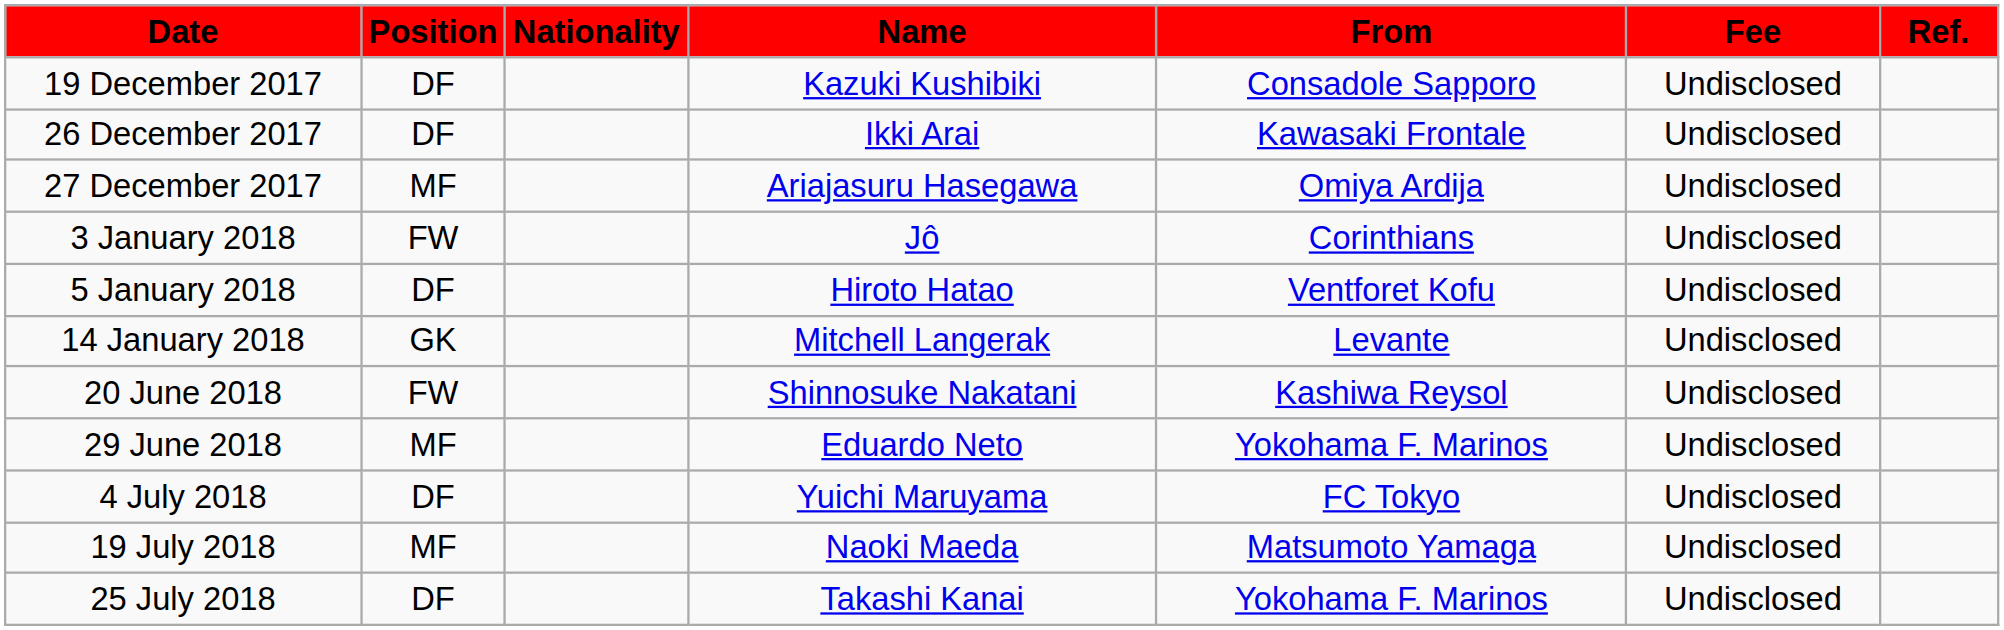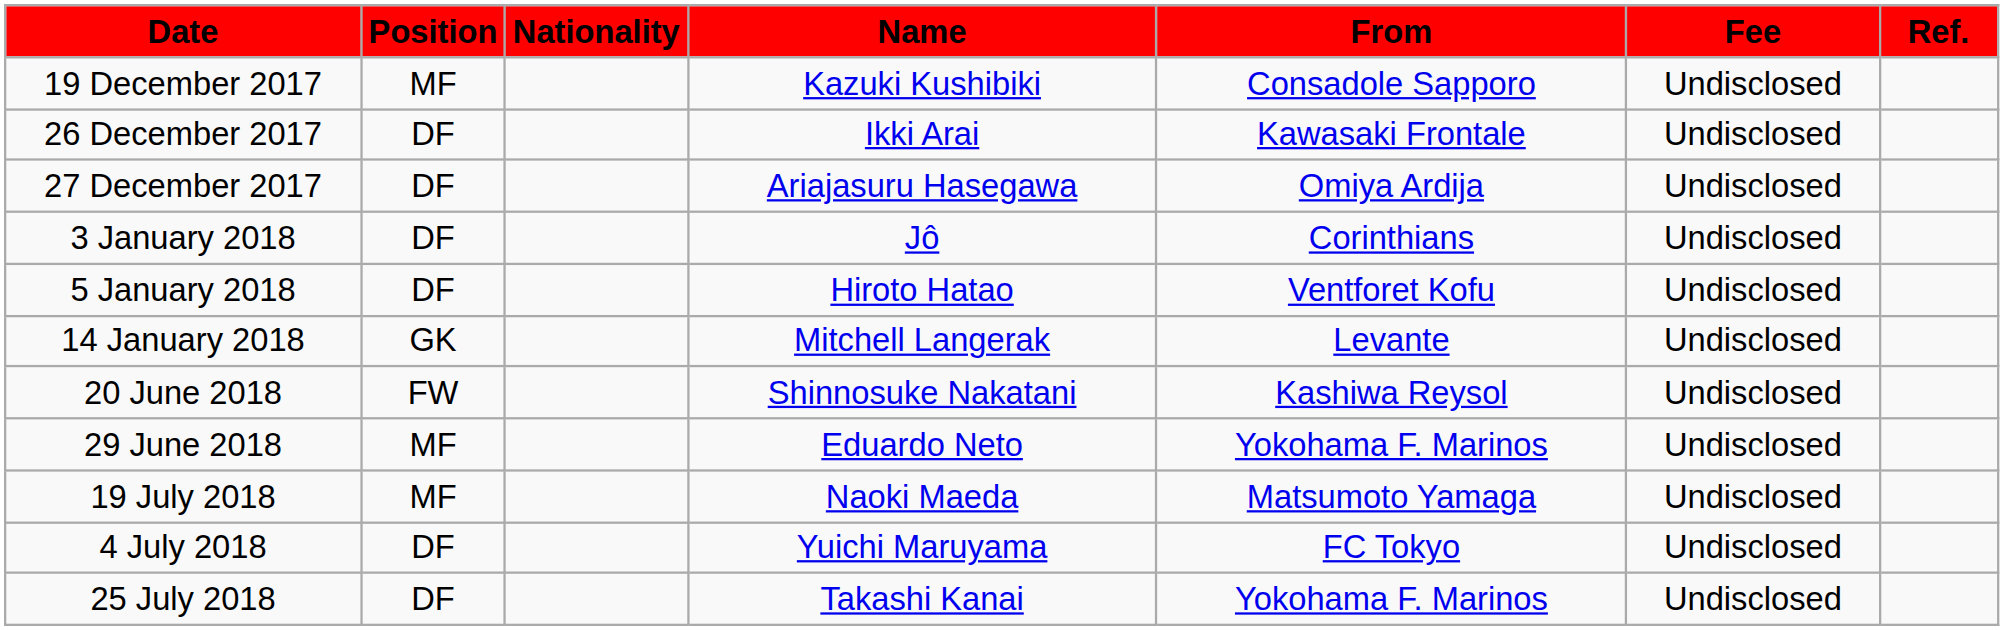(433, 83) DF -> (433, 83) MF
(433, 186) MF -> (433, 186) DF
(433, 238) FW -> (433, 238) DF
rows swapped: (183, 496) <-> (183, 548)
